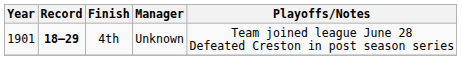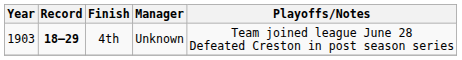(21, 39) 1901 -> (21, 39) 1903
